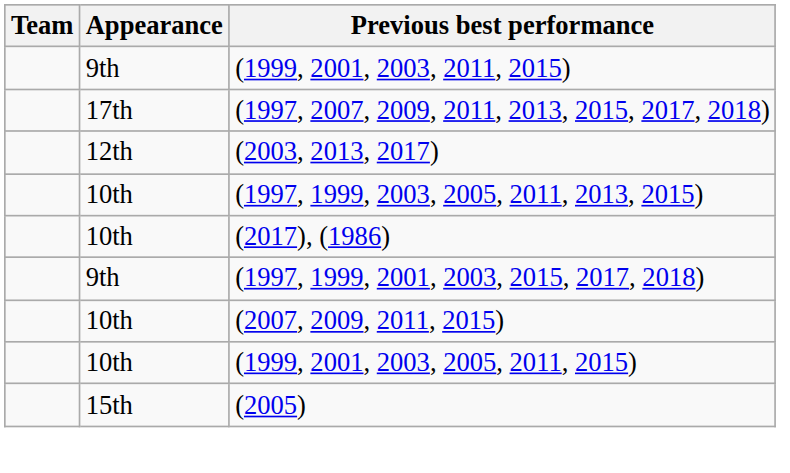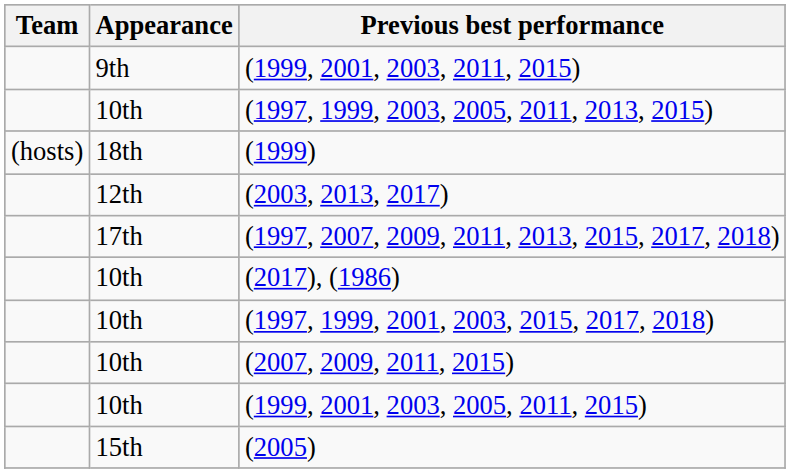rows swapped: (469, 194) <-> (502, 109)
+ row: (280, 151)
(103, 278) 9th -> (119, 320) 10th
